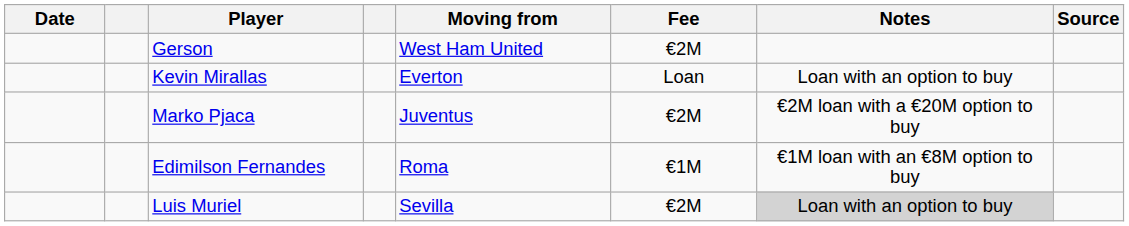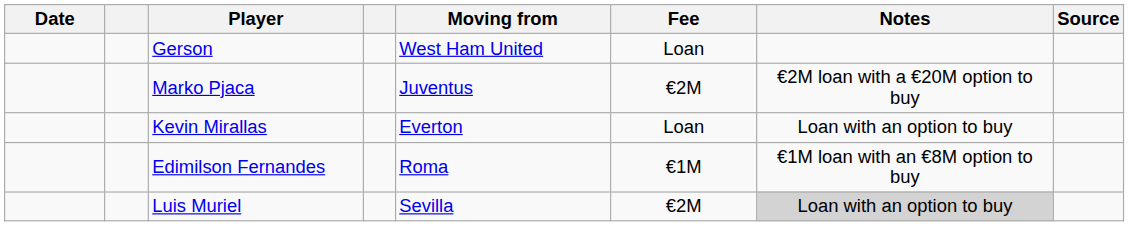(684, 48) €2M -> (684, 48) Loan
rows swapped: (210, 77) <-> (203, 116)
